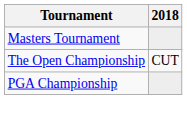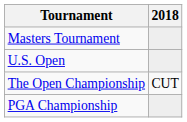+ row: (36, 61)
